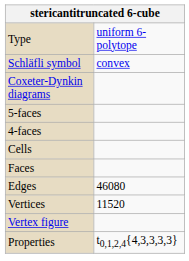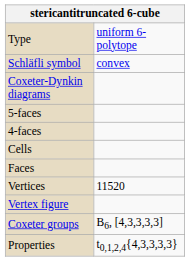- row: (22, 186)
+ row: (43, 224)
